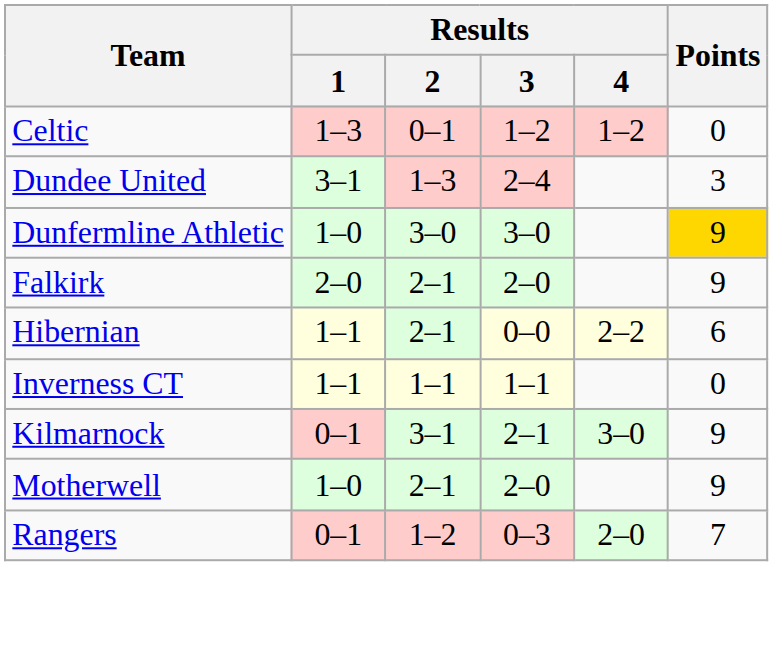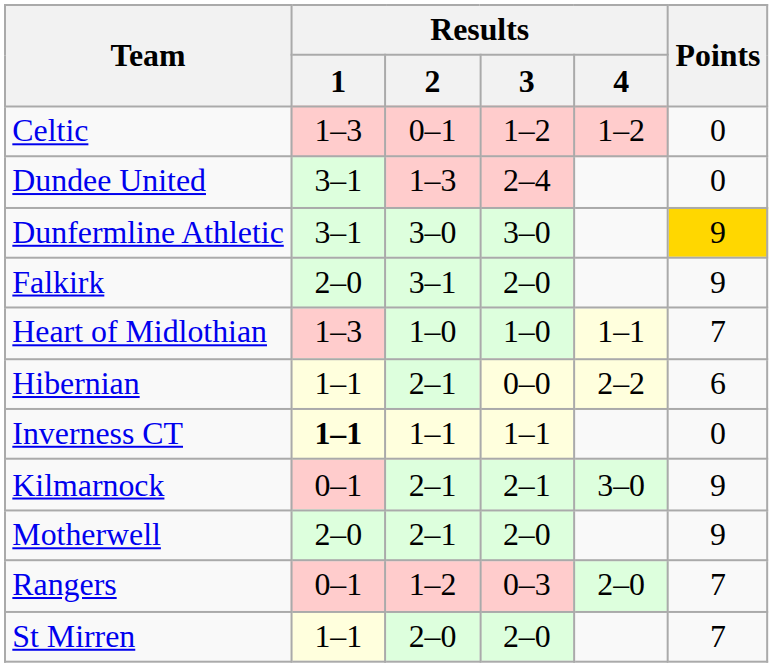(718, 181) 3 -> (718, 181) 0
(338, 231) 1–0 -> (338, 231) 3–1
(433, 282) 2–1 -> (433, 282) 3–1
+ row: (140, 332)
(338, 383) normal -> (338, 433) bold
(433, 433) 3–1 -> (433, 484) 2–1
(338, 484) 1–0 -> (338, 534) 2–0
+ row: (74, 635)
